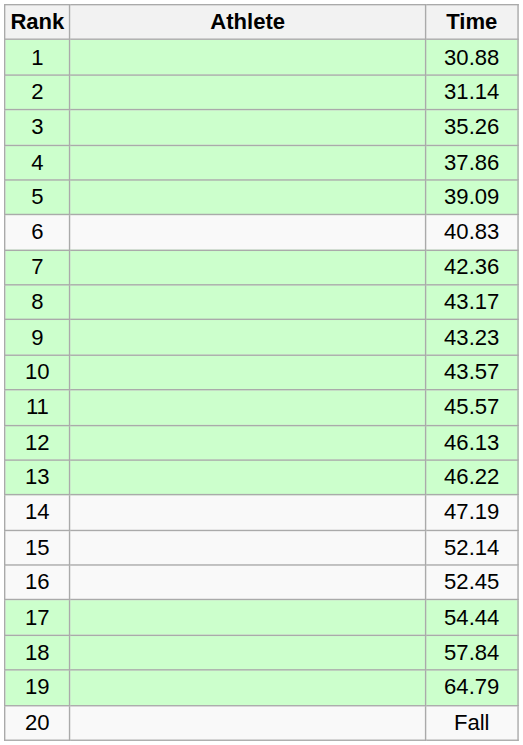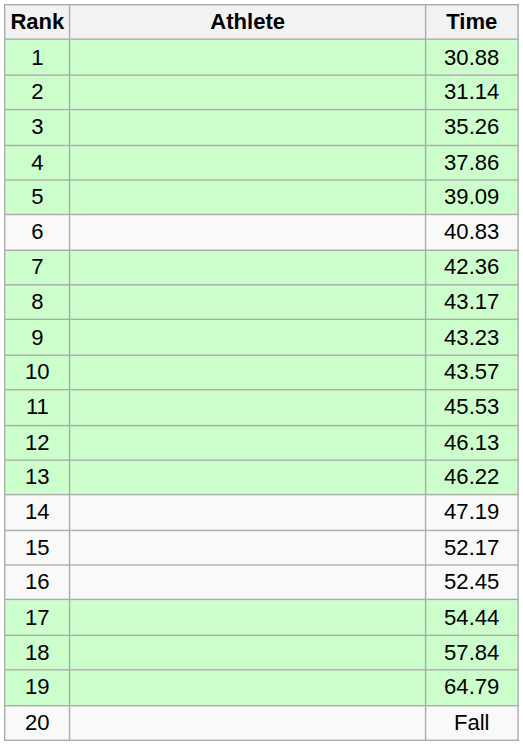(472, 407) 45.57 -> (472, 407) 45.53
(472, 547) 52.14 -> (472, 547) 52.17
